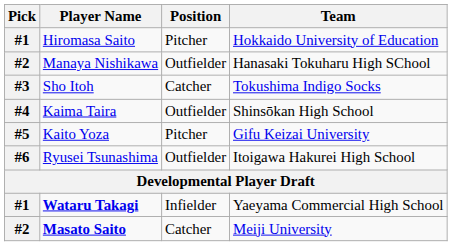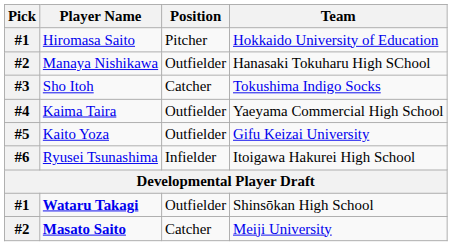(303, 110) Shinsōkan High School -> (338, 110) Yaeyama Commercial High School
(186, 134) Pitcher -> (196, 134) Outfielder
(196, 157) Outfielder -> (191, 157) Infielder
(191, 205) Infielder -> (196, 205) Outfielder
(338, 205) Yaeyama Commercial High School -> (303, 205) Shinsōkan High School
